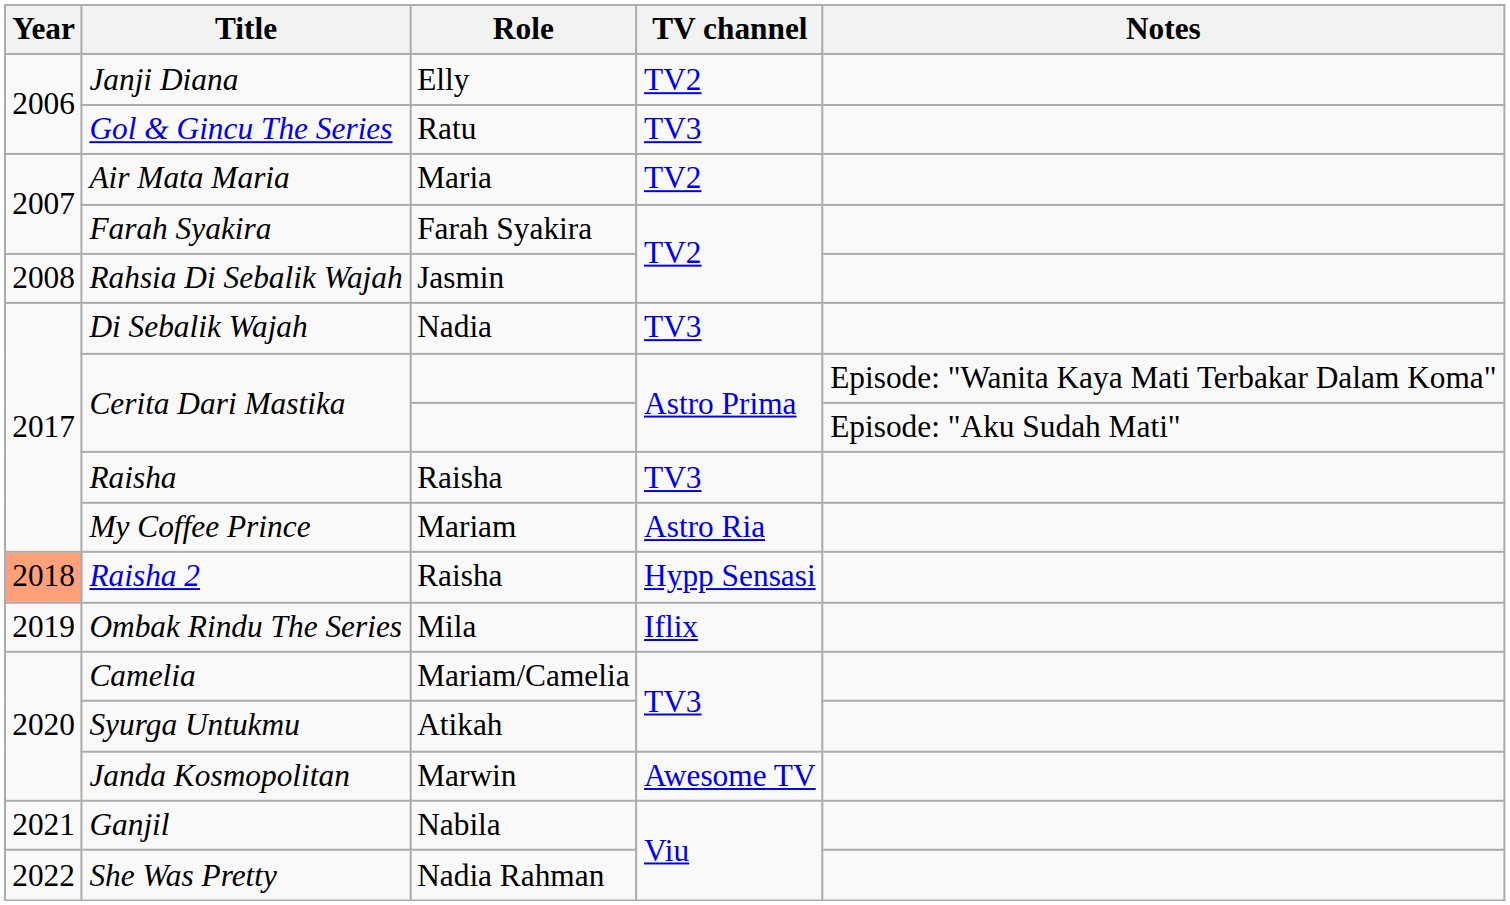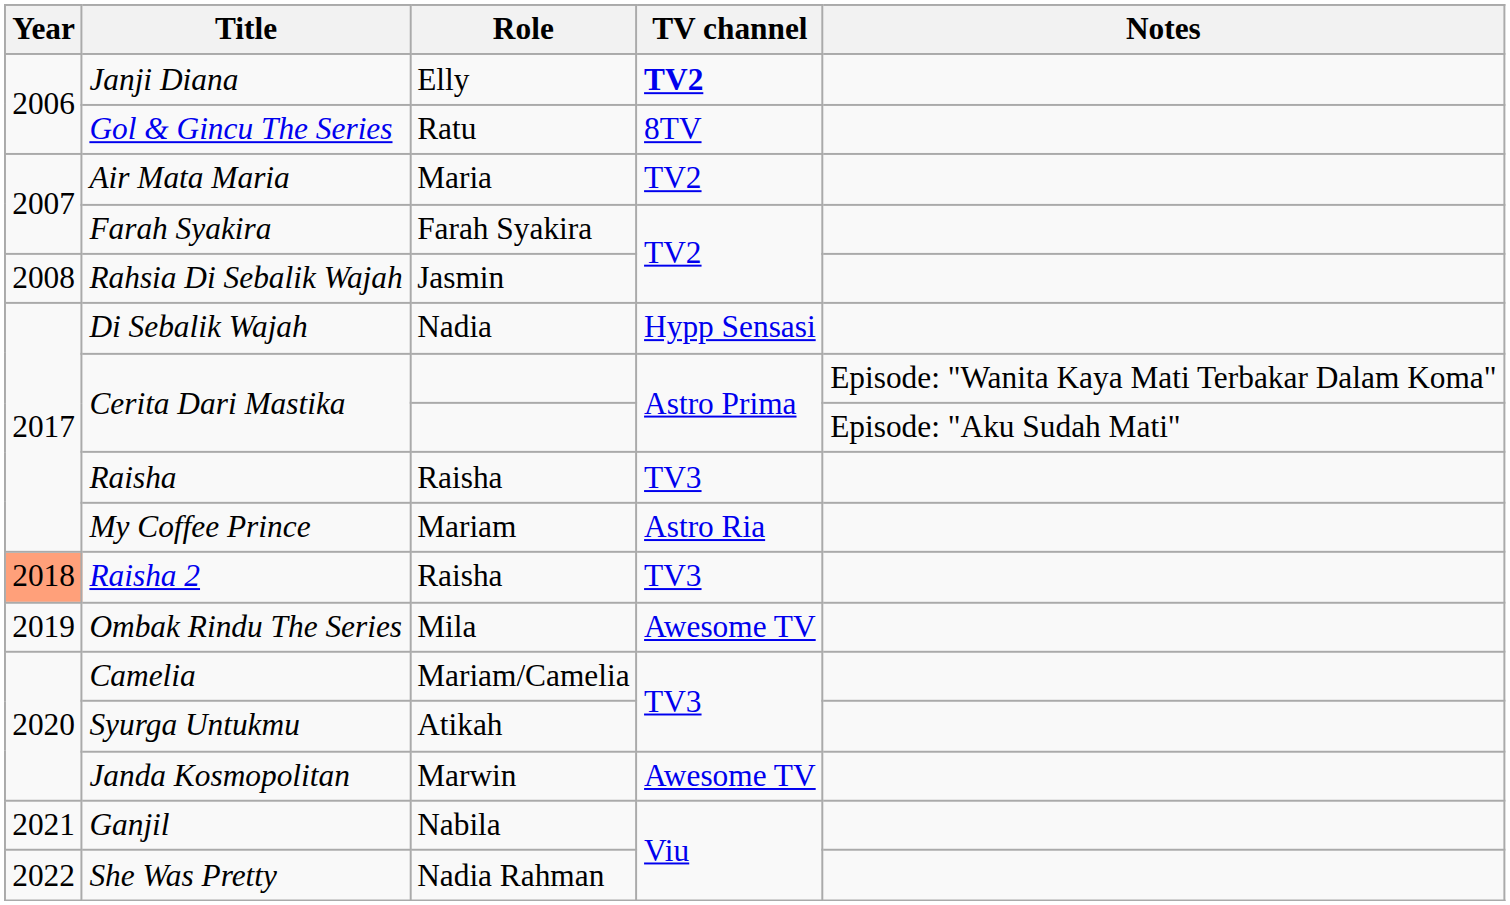(673, 79) normal -> (674, 79) bold
(673, 128) TV3 -> (673, 128) 8TV
(673, 327) TV3 -> (730, 327) Hypp Sensasi
(730, 576) Hypp Sensasi -> (673, 576) TV3
(671, 626) Iflix -> (730, 626) Awesome TV
